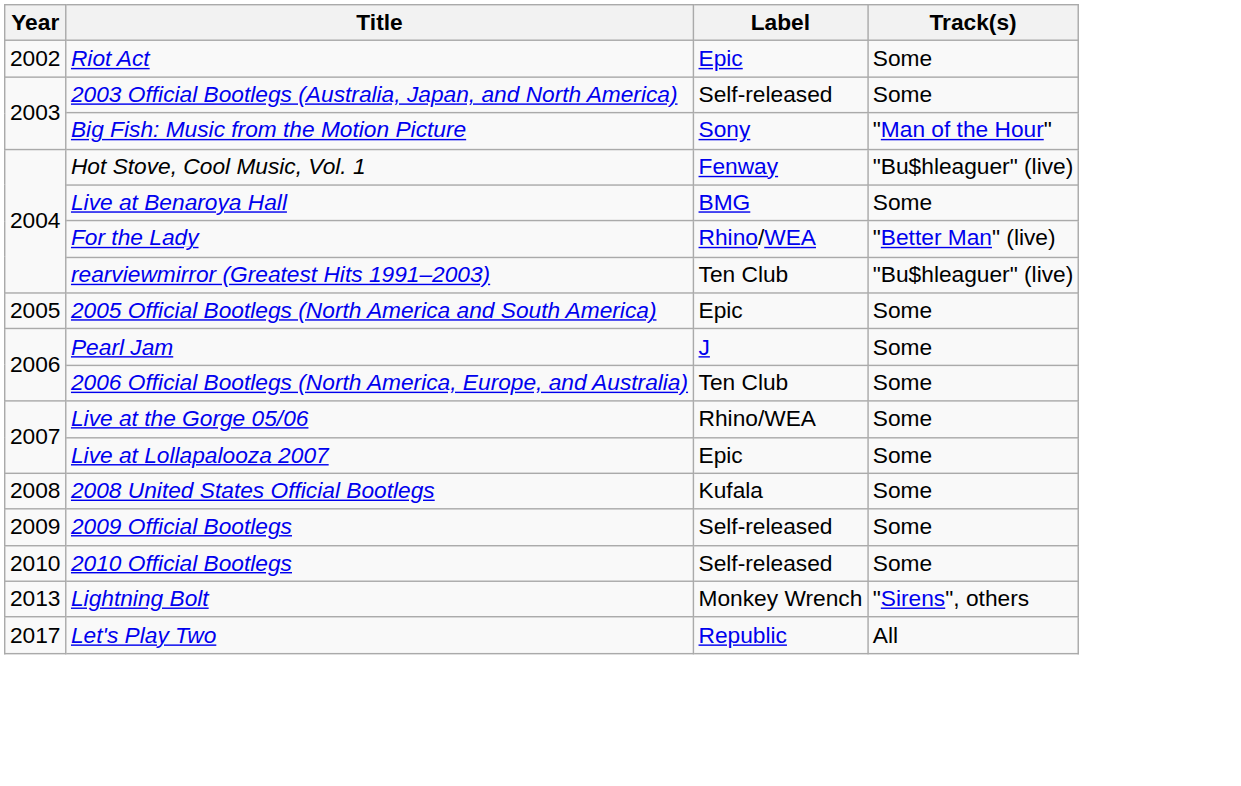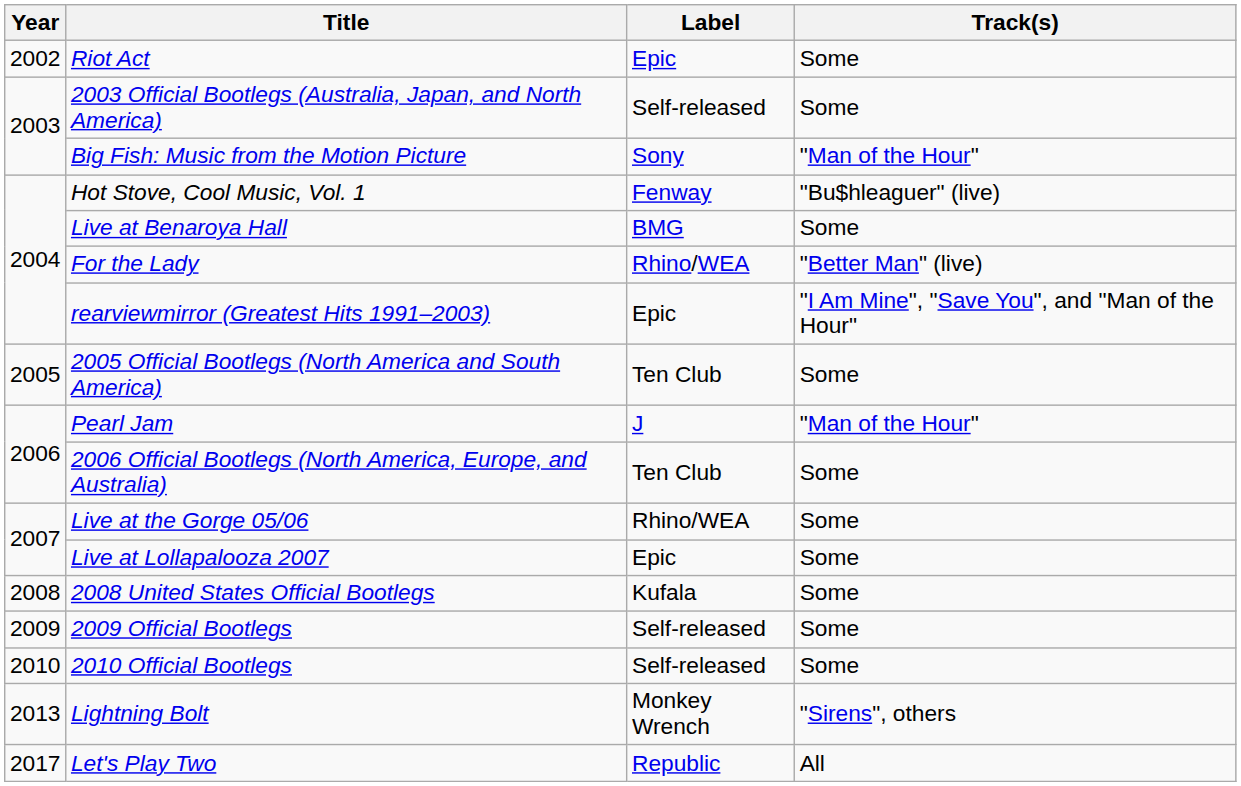(743, 274) Ten Club -> (654, 313) Epic
(973, 274) "Bu$hleaguer" (live) -> (1007, 313) "I Am Mine", "Save You", and "Man of the Hour"
(721, 310) Epic -> (677, 374) Ten Club
(902, 346) Some -> (889, 423) "Man of the Hour"
